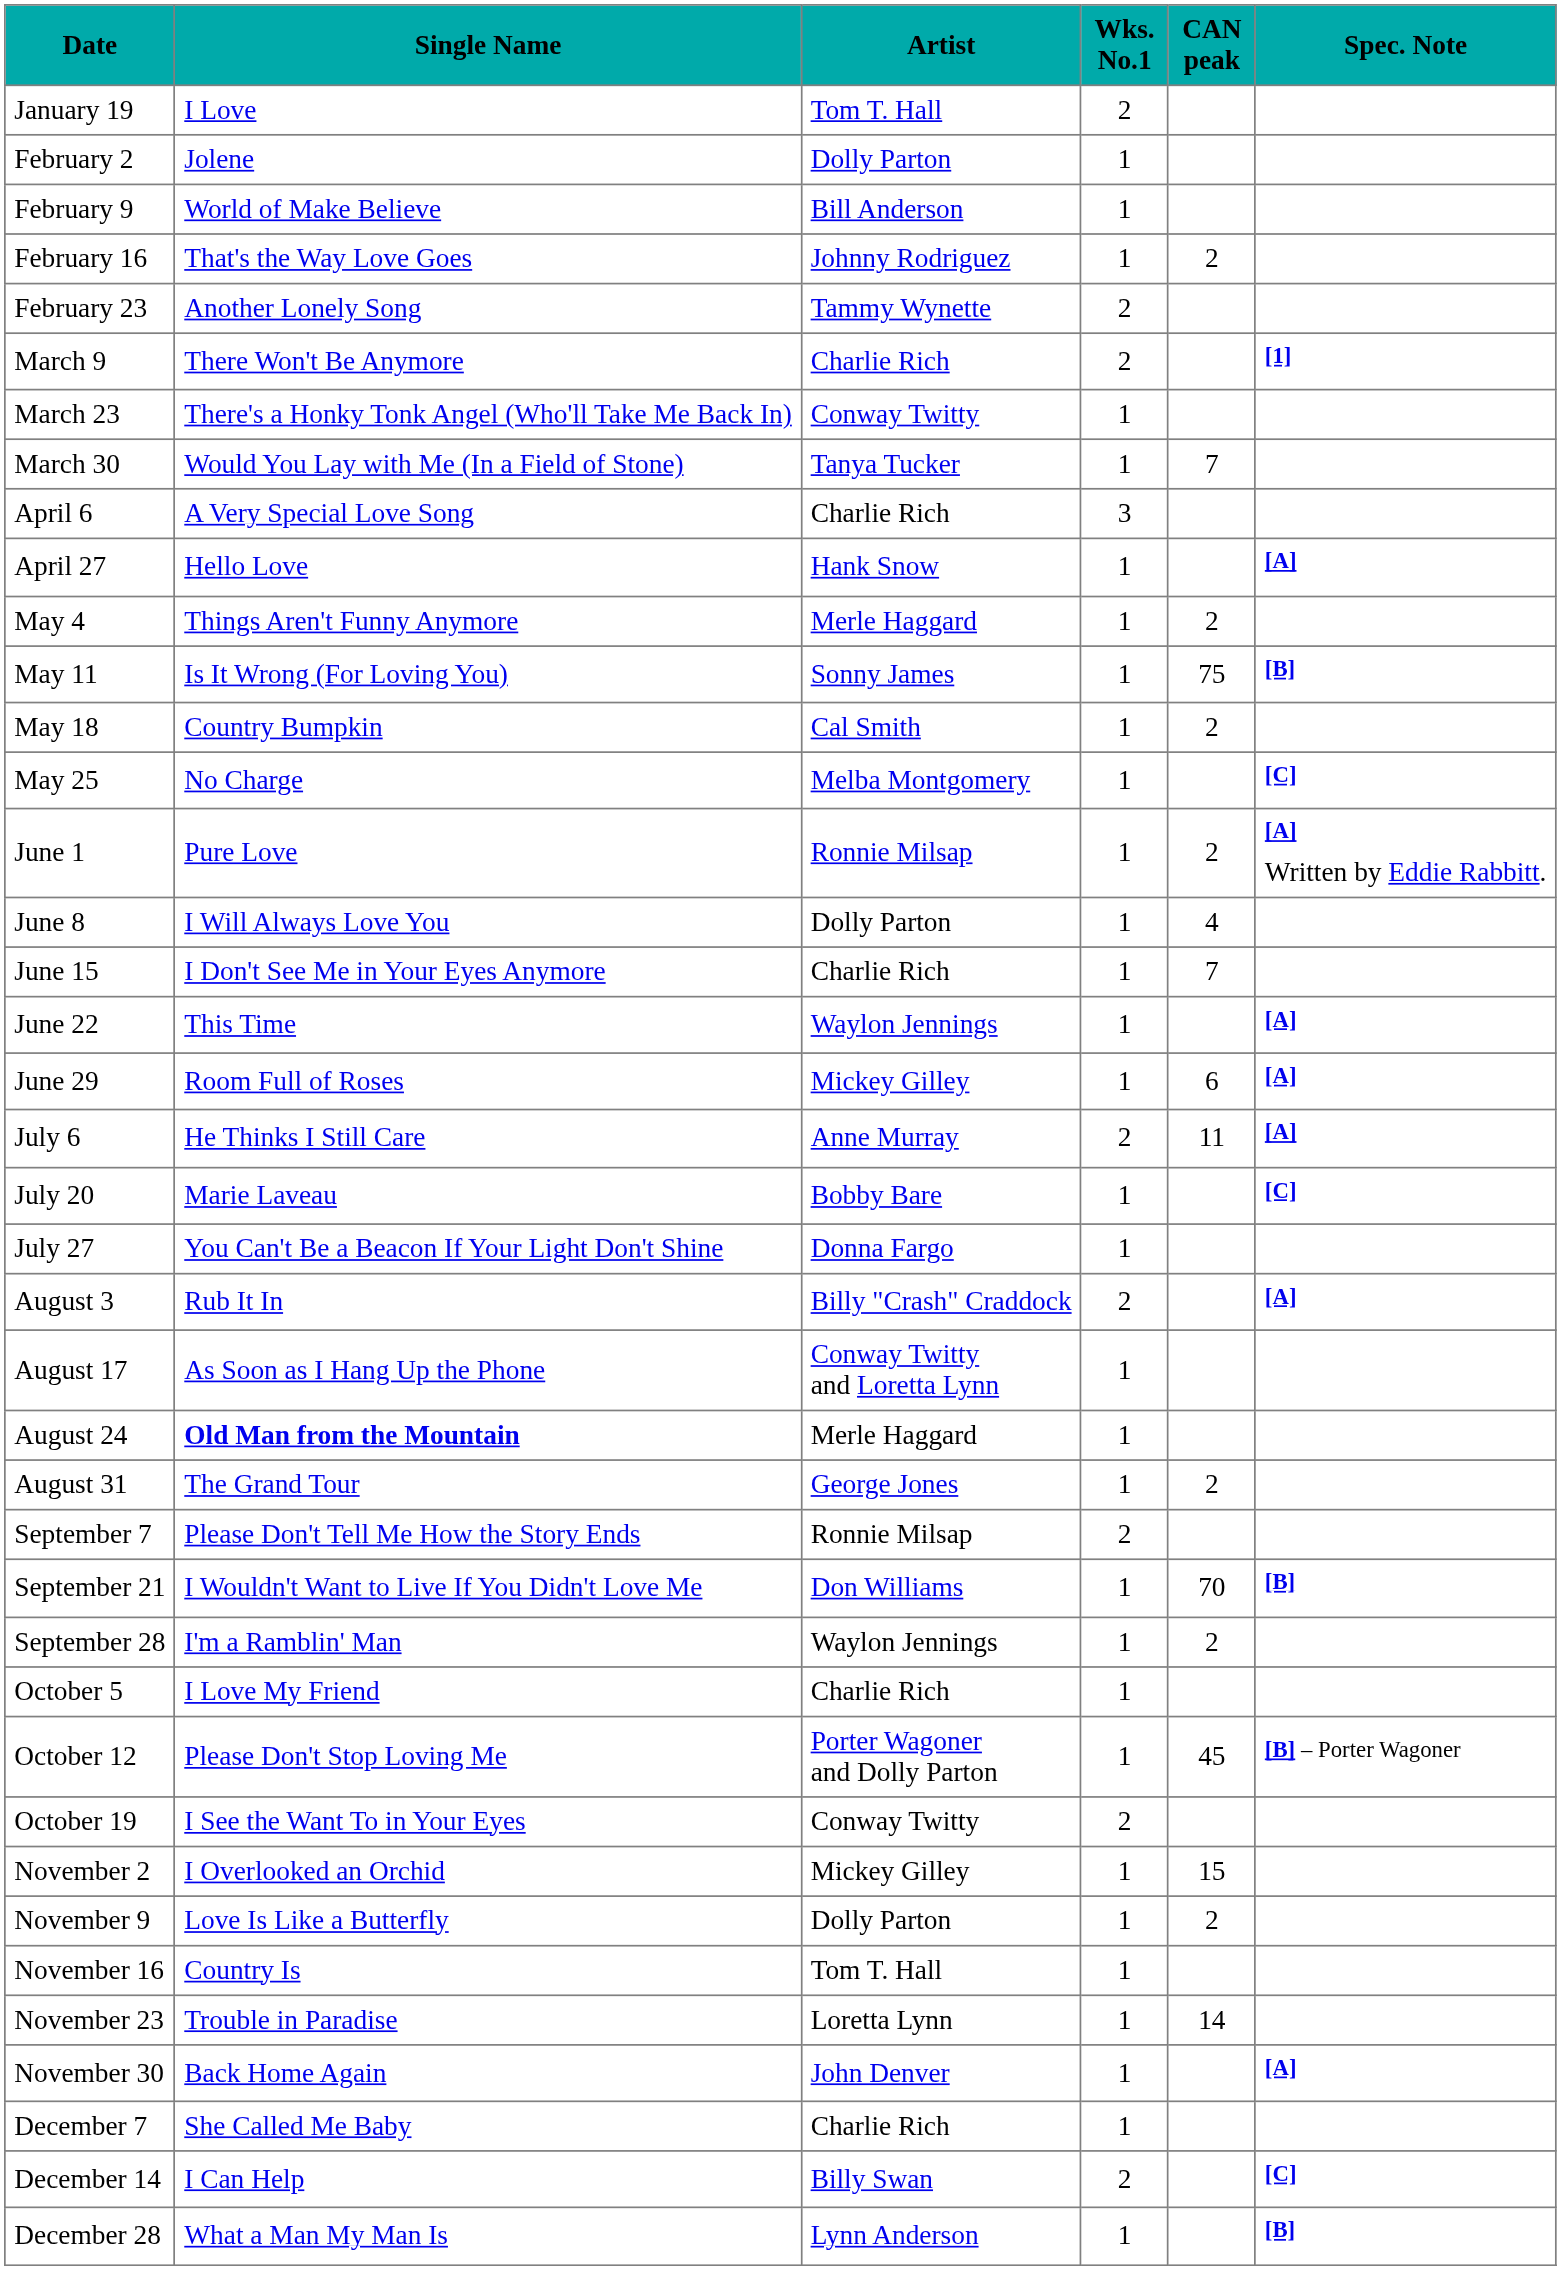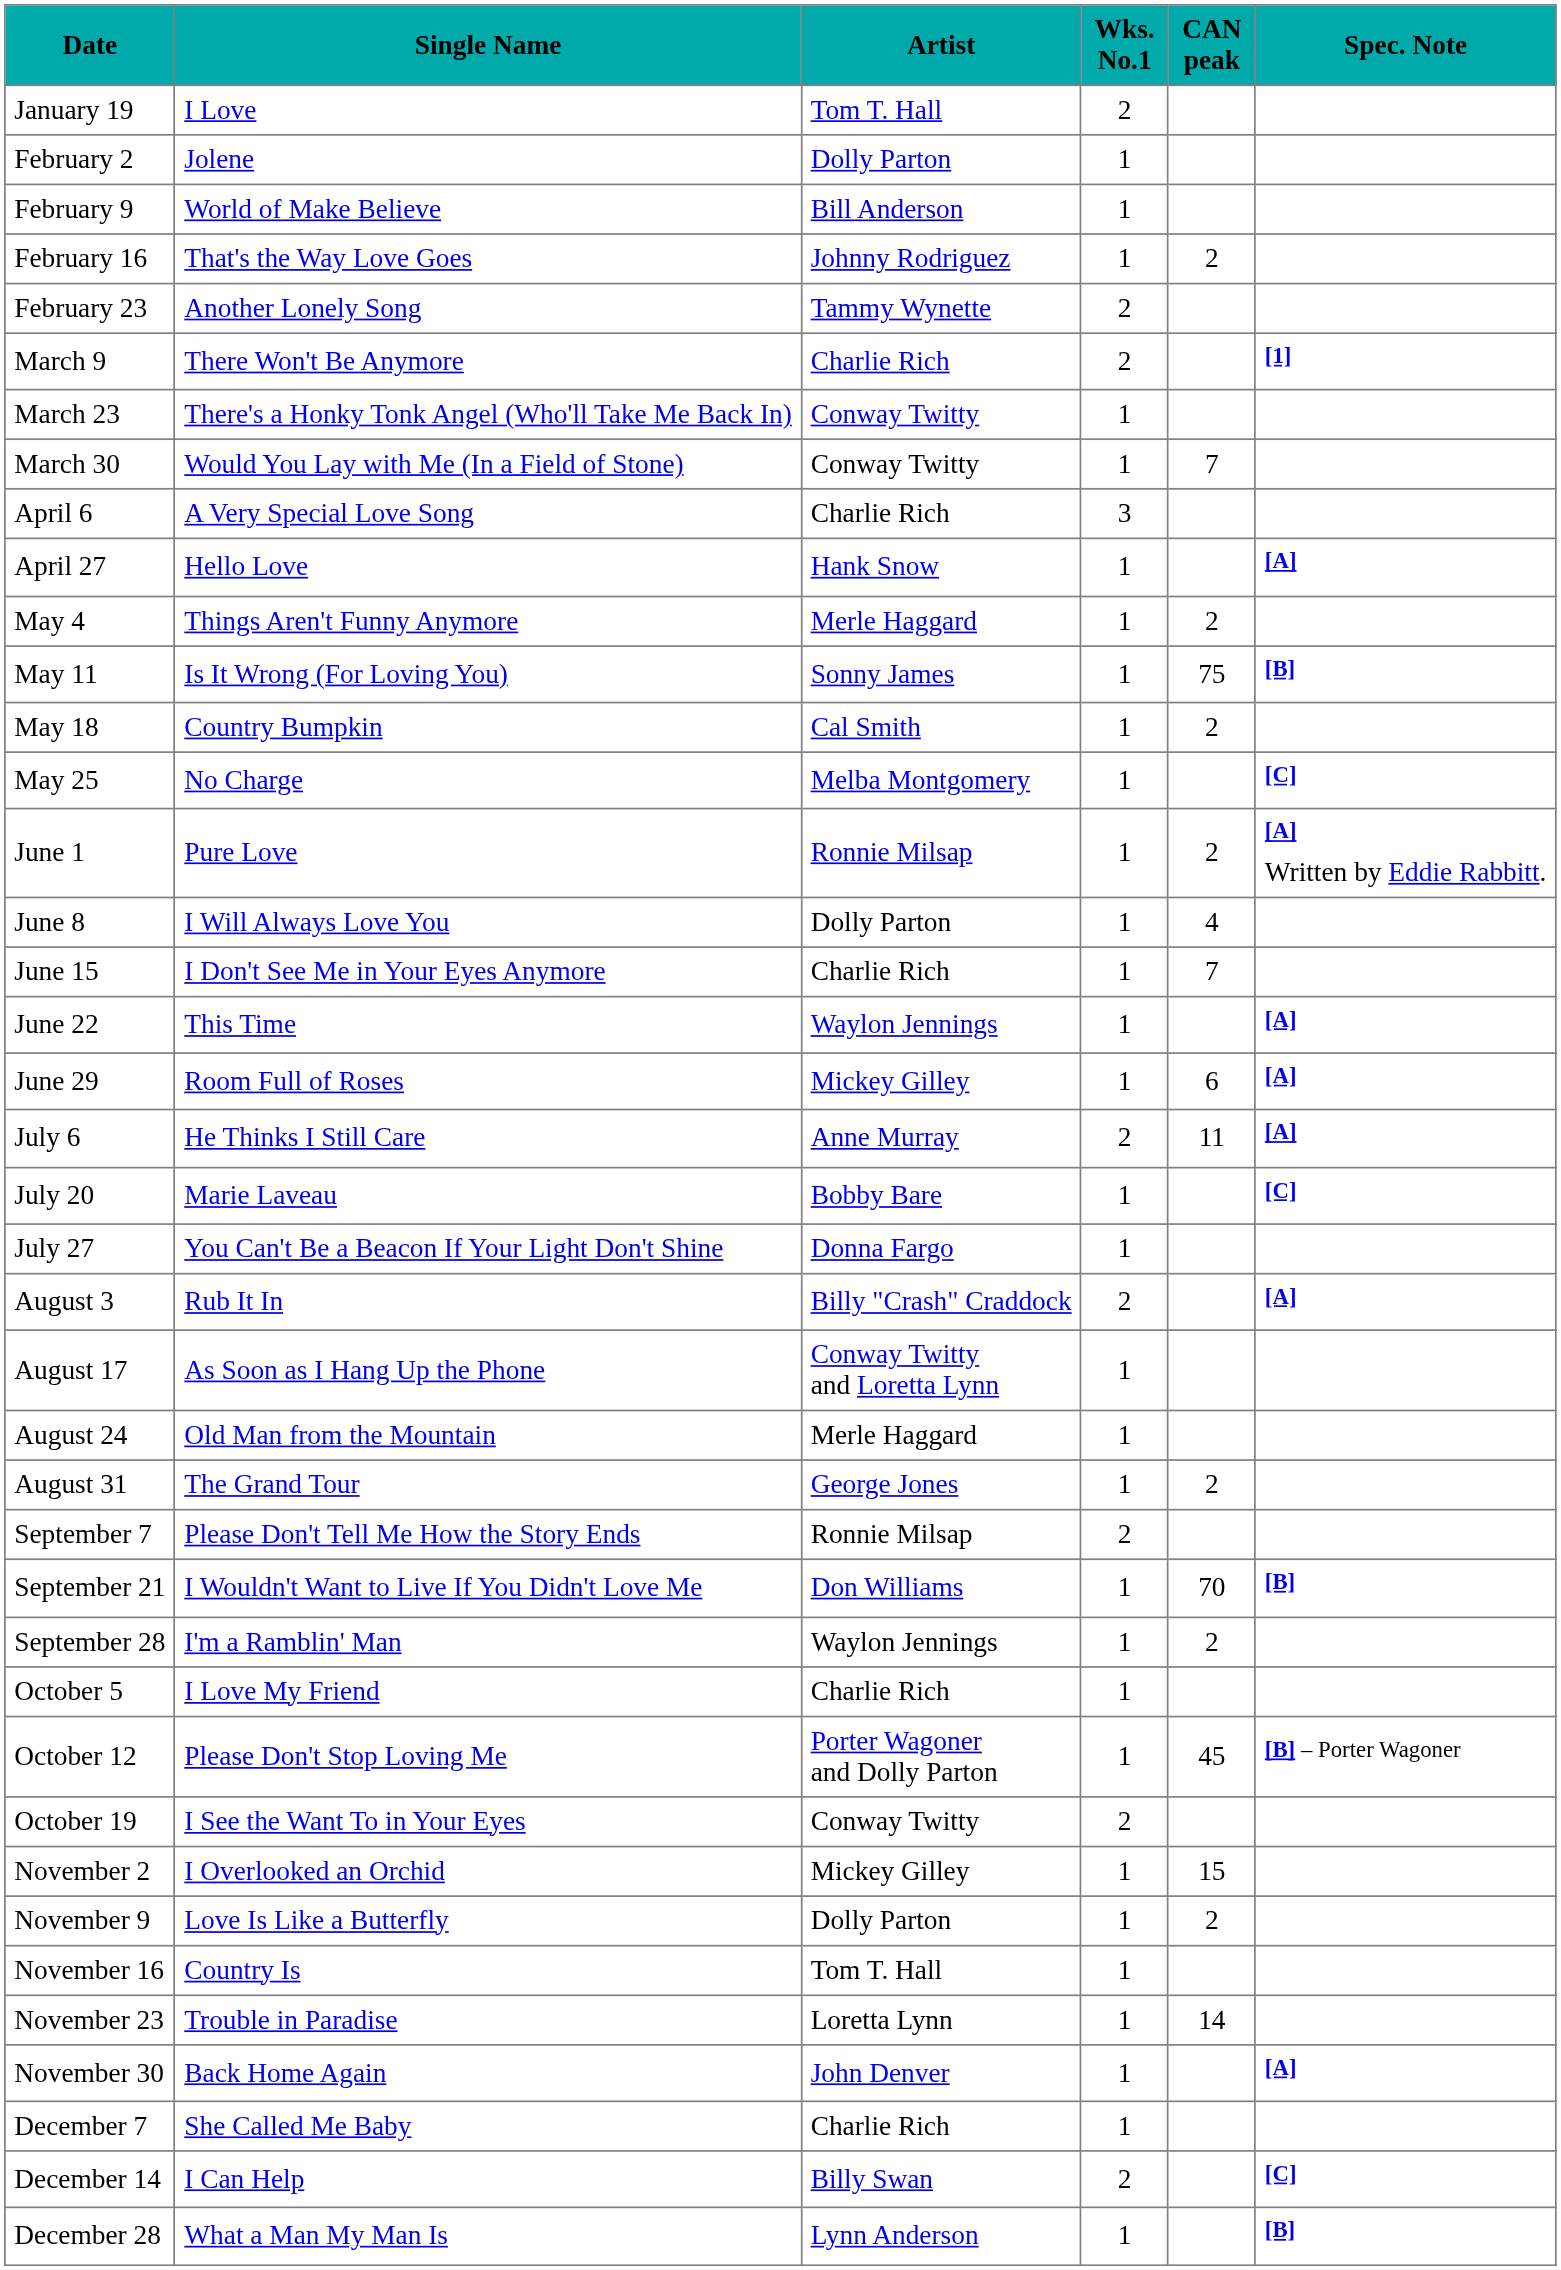(885, 464) Tanya Tucker -> (895, 464) Conway Twitty
(352, 1435) bold -> (340, 1435) normal
